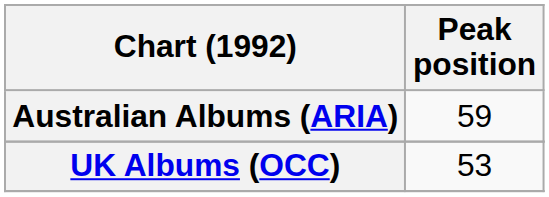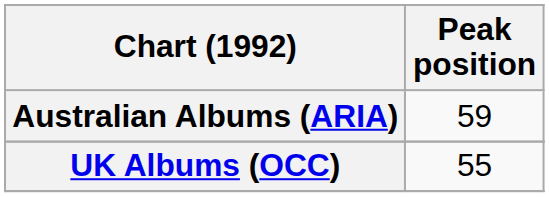(475, 165) 53 -> (475, 165) 55
